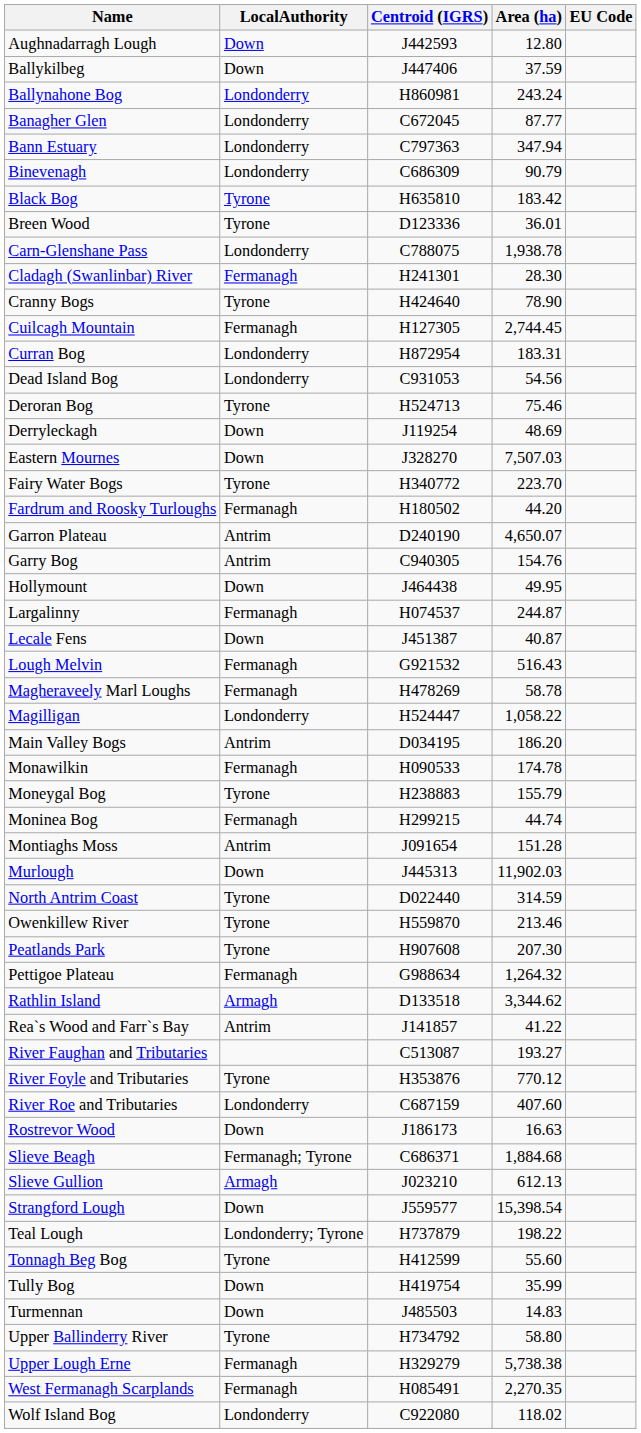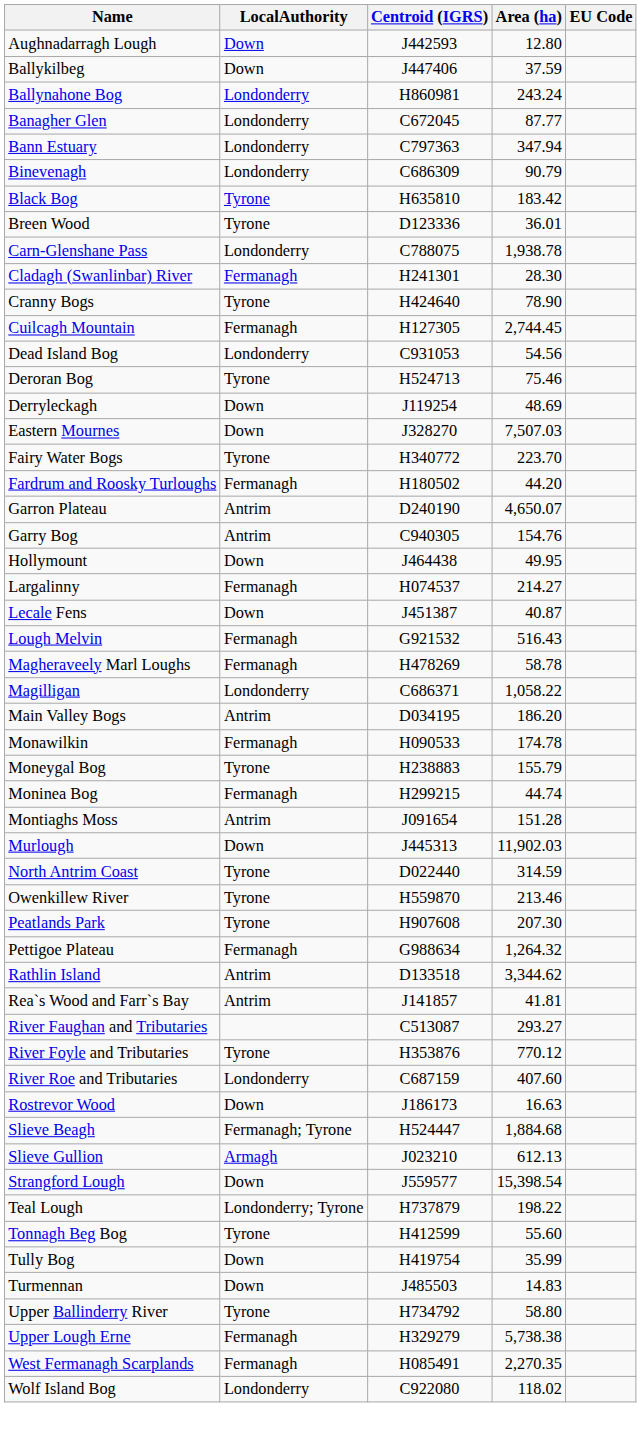- row: (47, 353)
(539, 612) 244.87 -> (539, 586) 214.27
(429, 716) H524447 -> (430, 690) C686371
(251, 1000) Armagh -> (247, 975) Antrim
(544, 1026) 41.22 -> (544, 1000) 41.81
(539, 1052) 193.27 -> (539, 1026) 293.27
(430, 1156) C686371 -> (429, 1130) H524447
